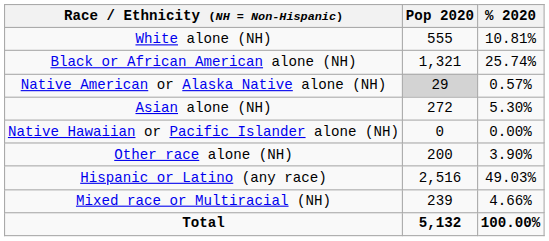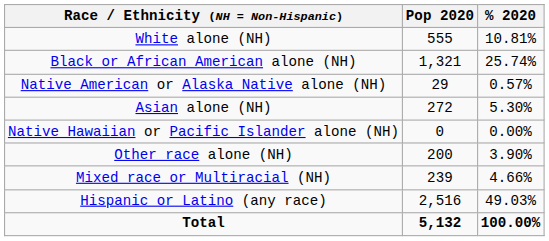(440, 85) lightgrey background -> (440, 85) no background
rows swapped: (204, 201) <-> (204, 178)
